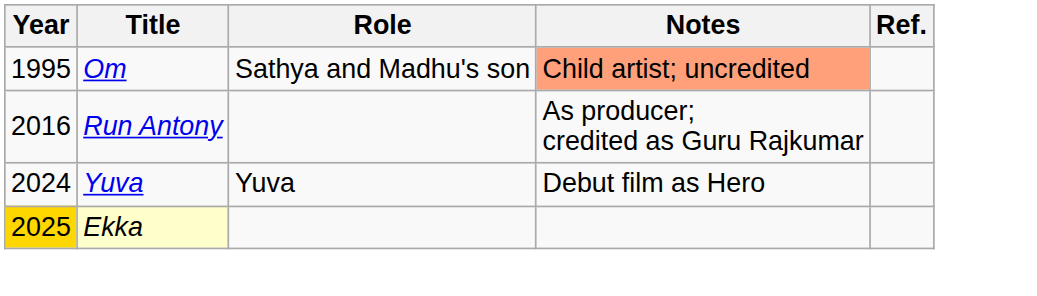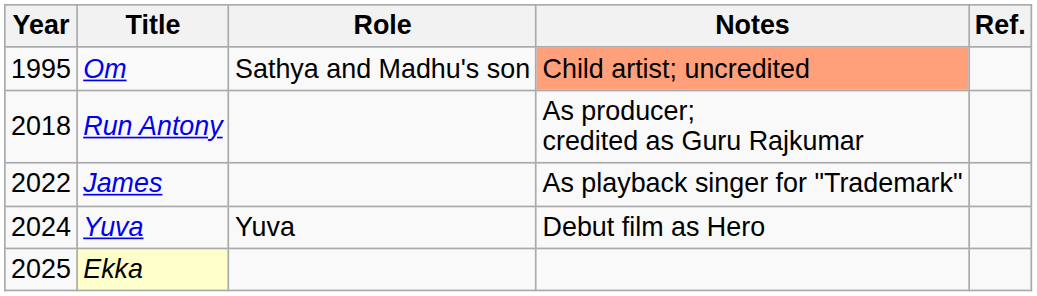(41, 126) 2016 -> (41, 126) 2018
+ row: (123, 183)
(41, 226) gold background -> (41, 269) no background
